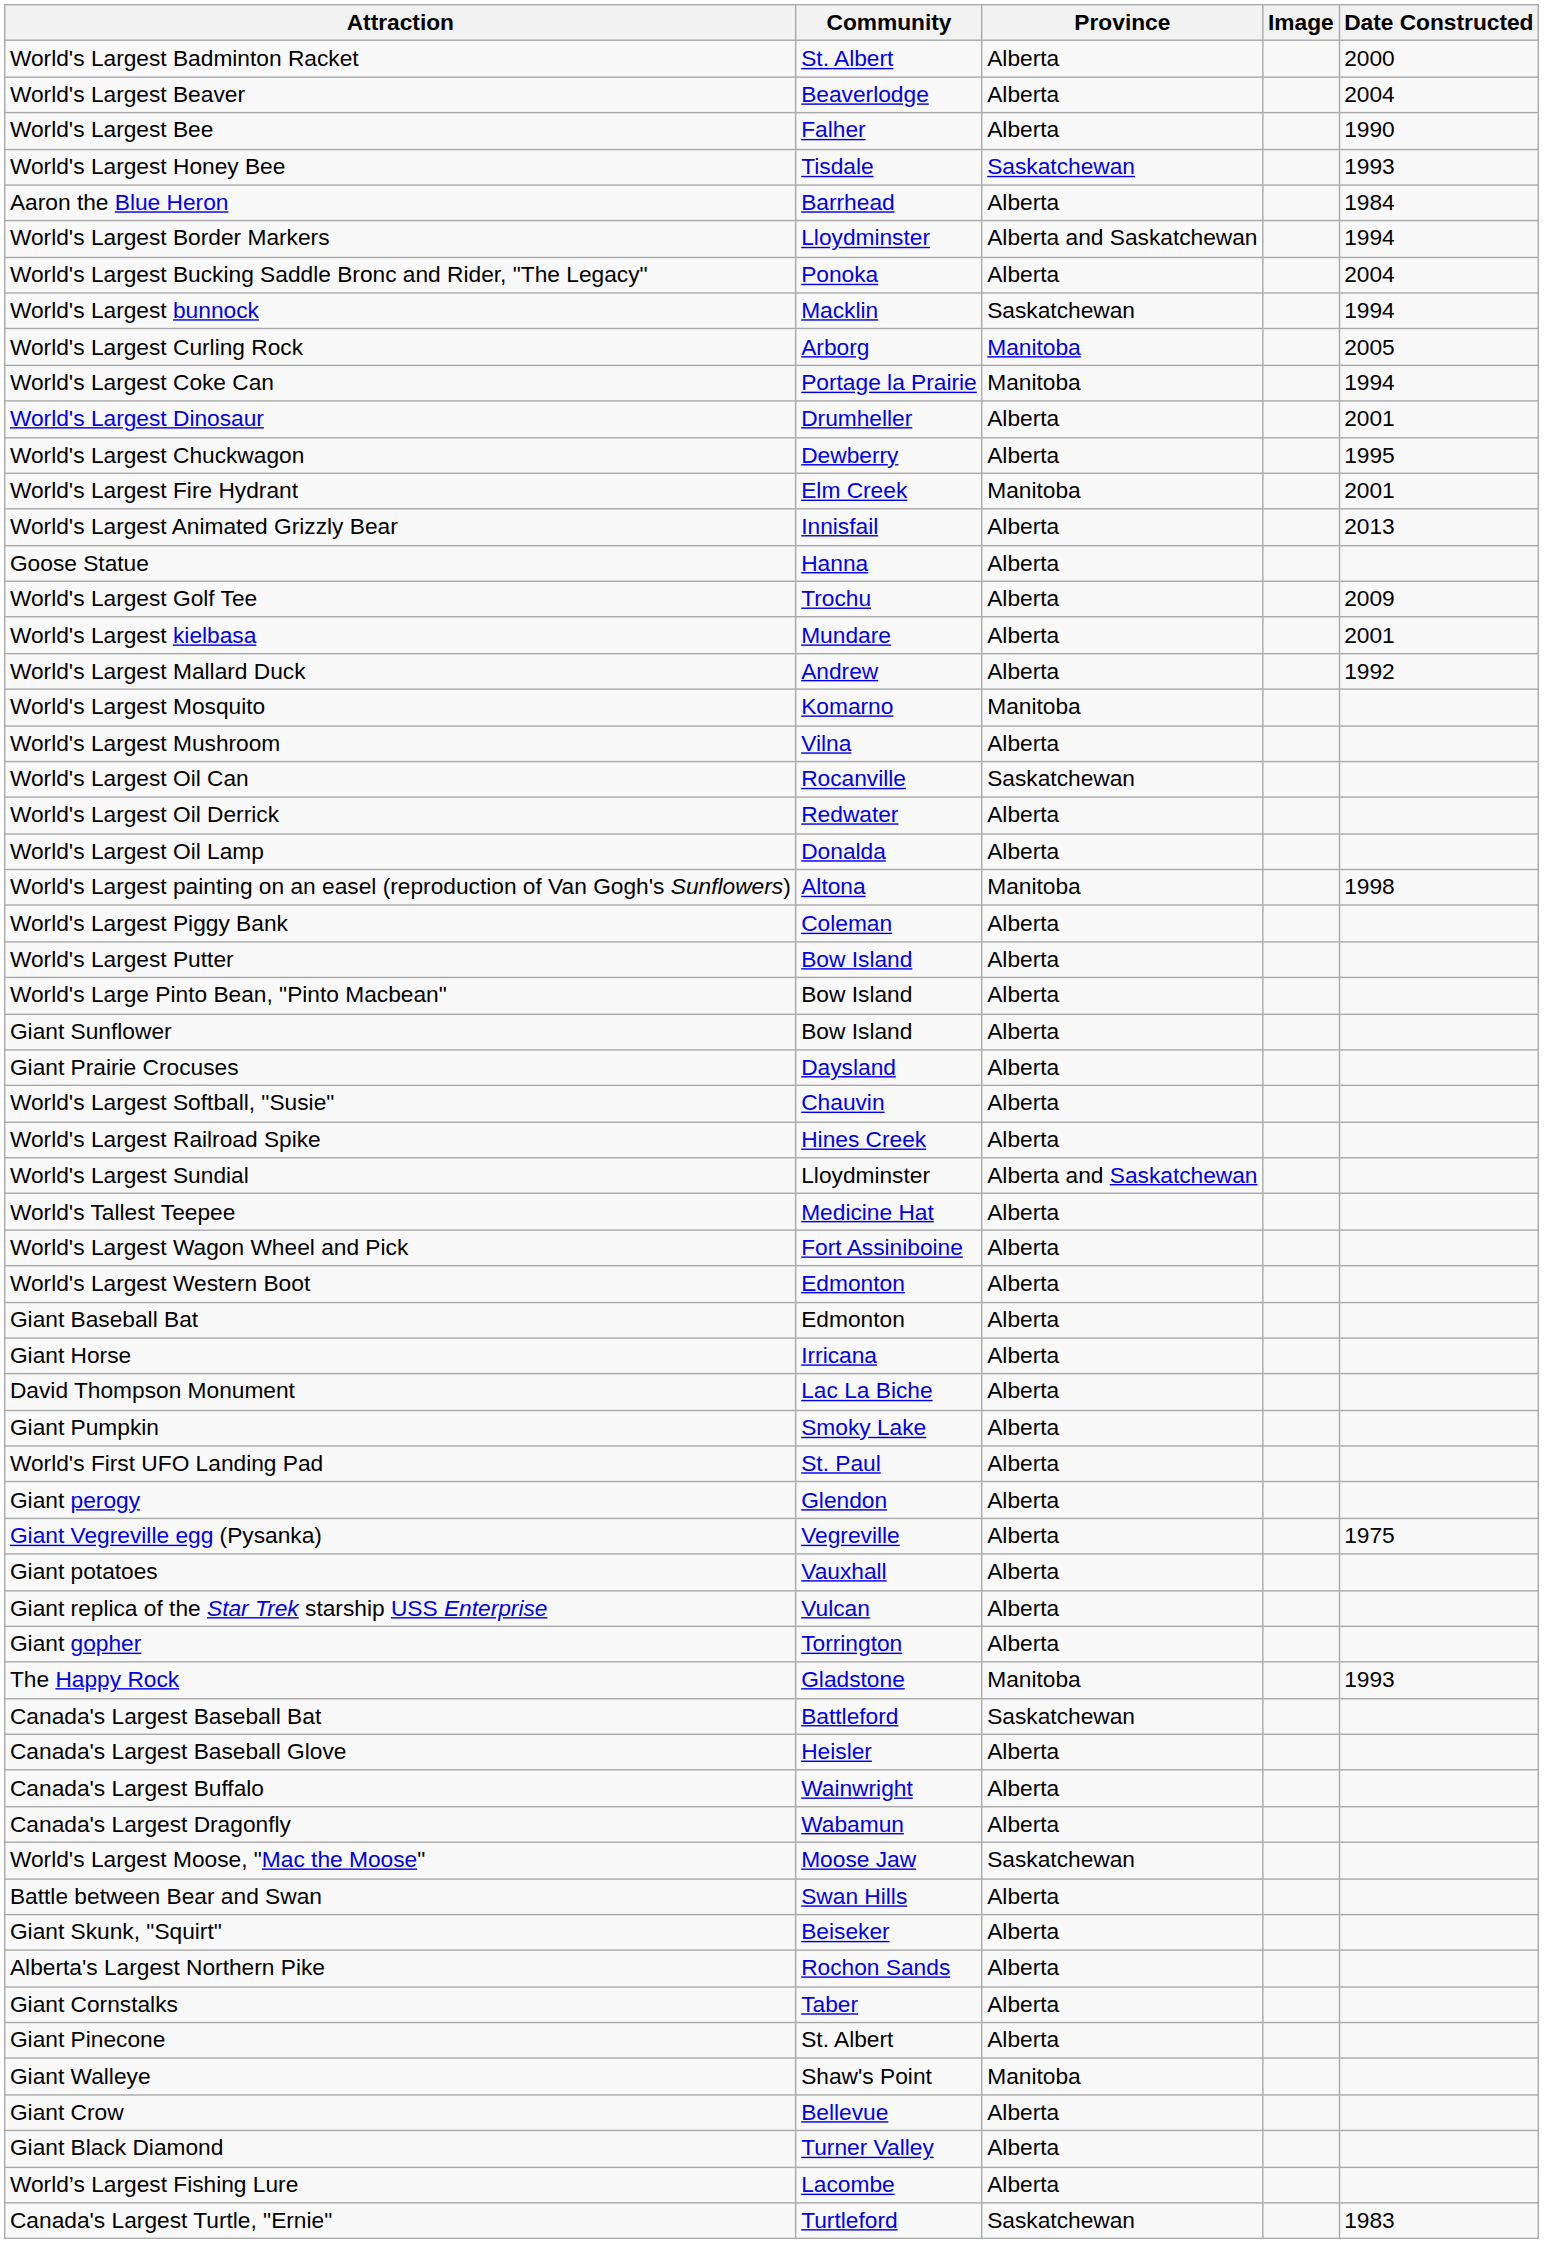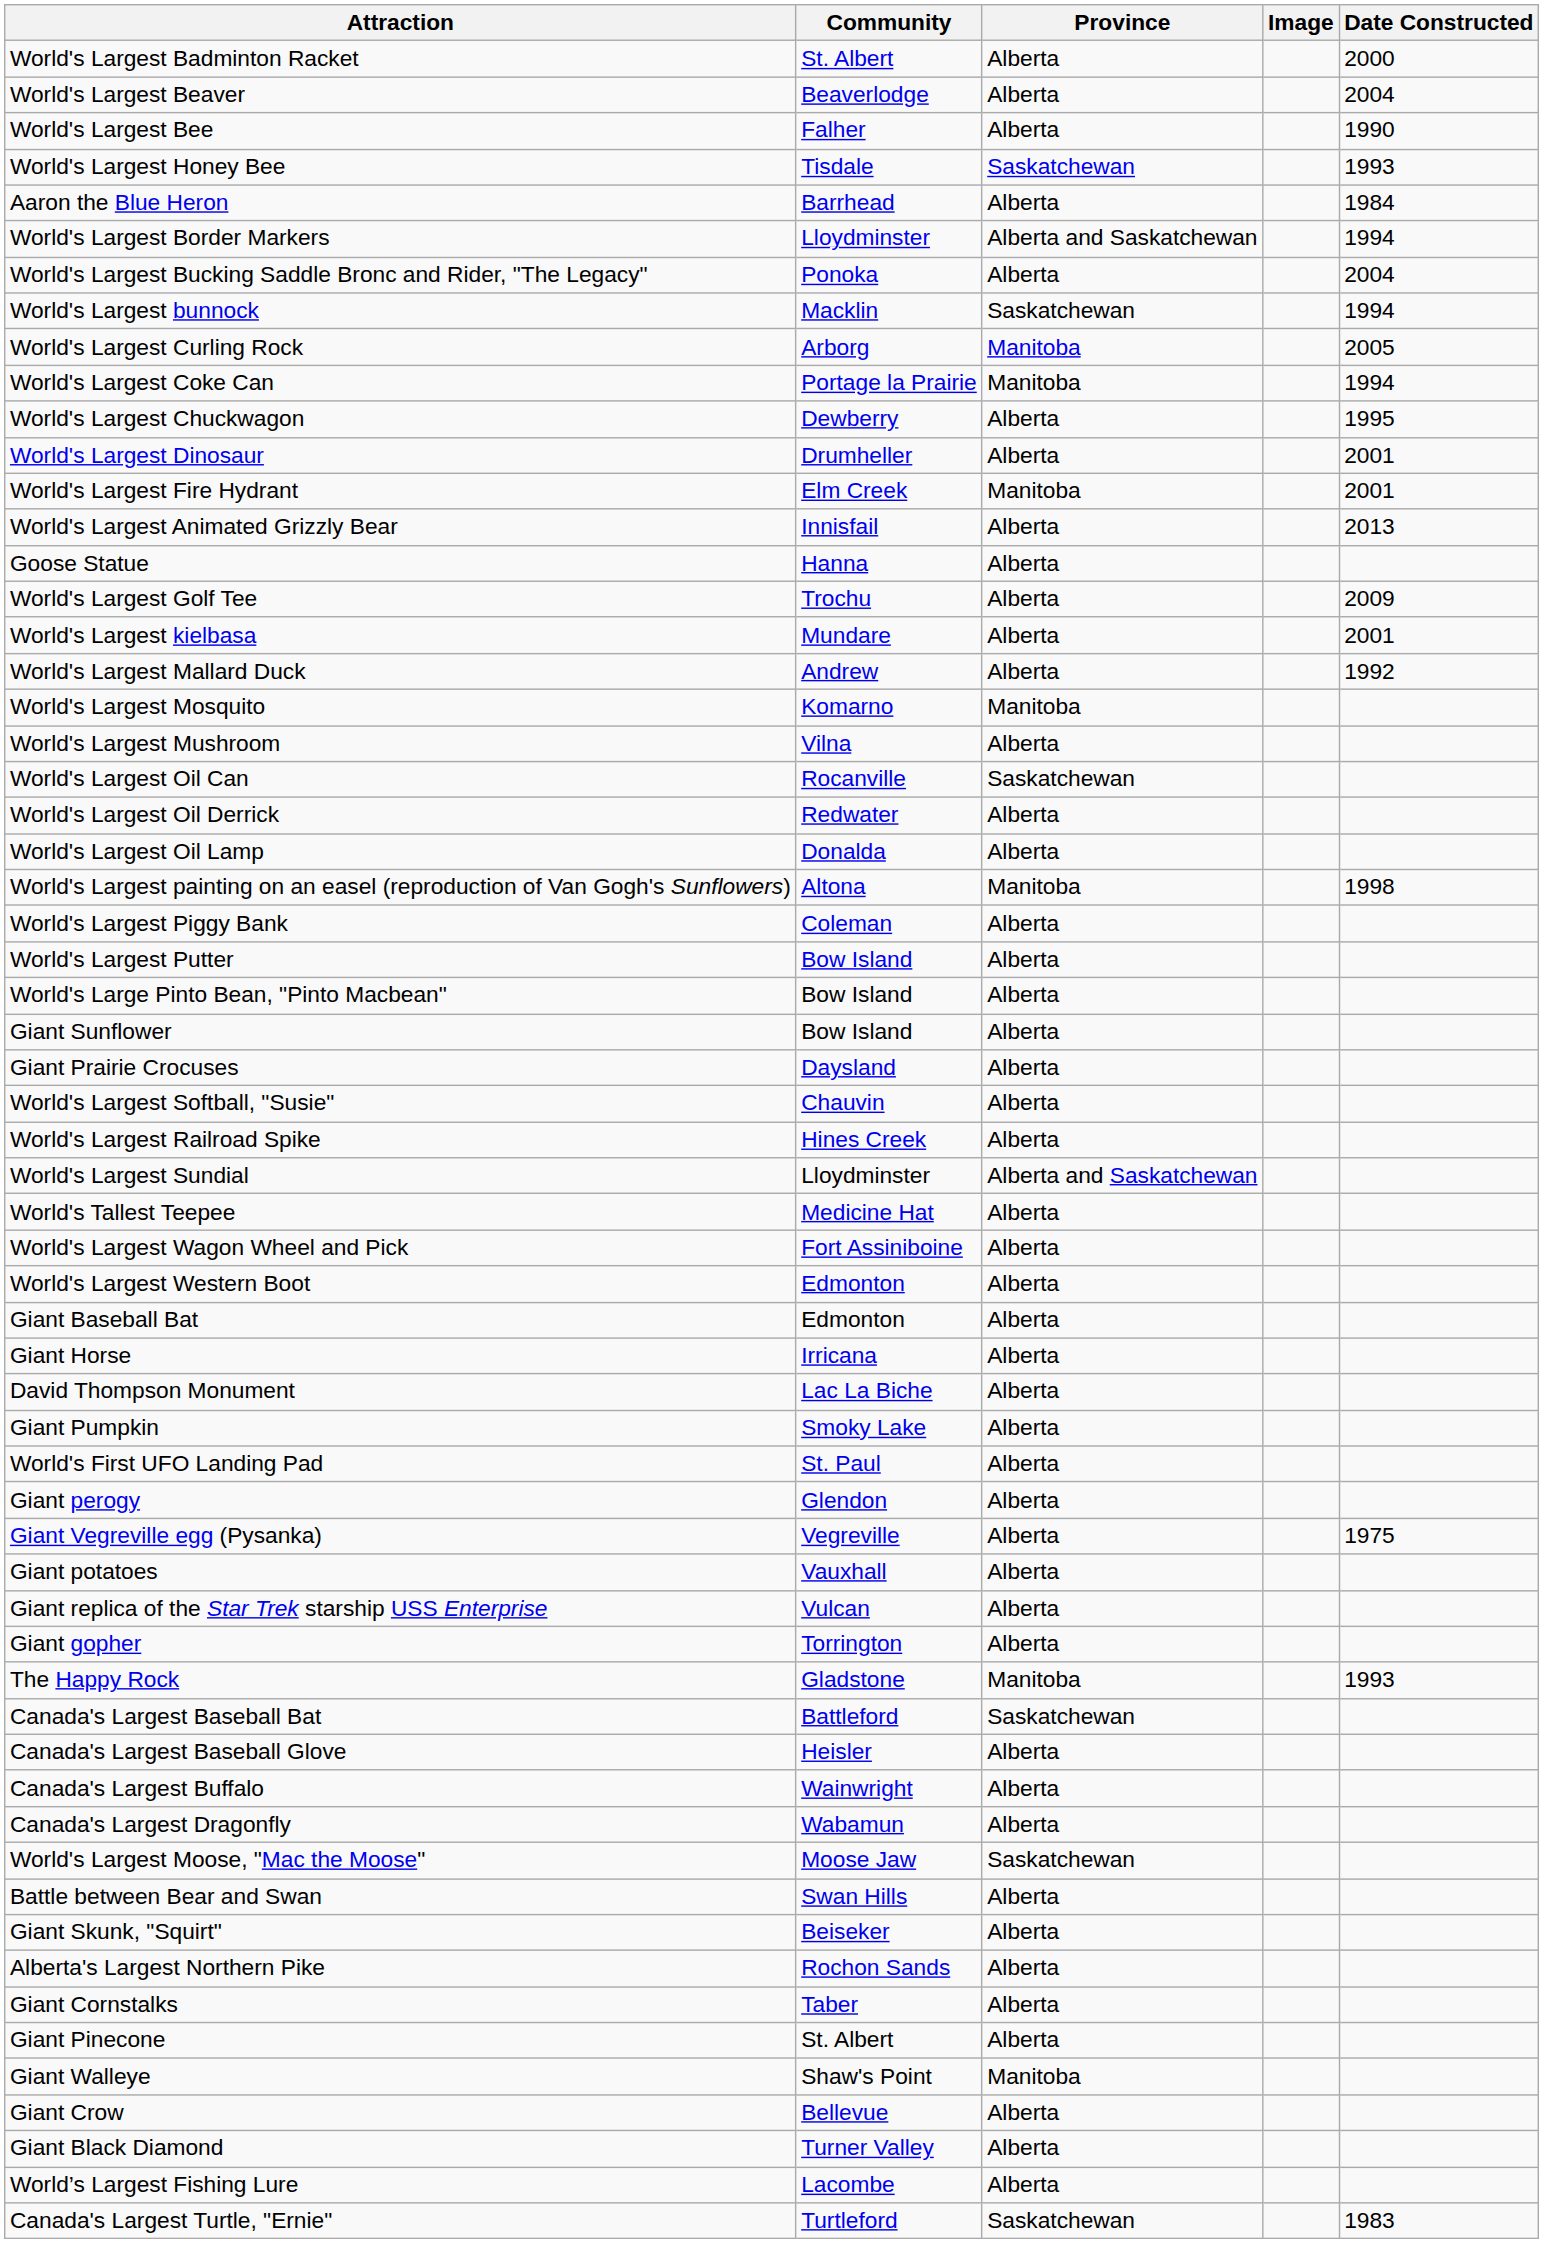rows swapped: (157, 454) <-> (137, 418)
